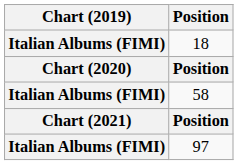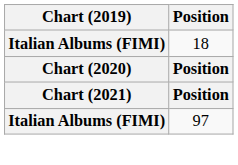- row: (201, 95)
